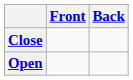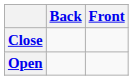columns swapped: (68, 16) <-> (109, 16)
